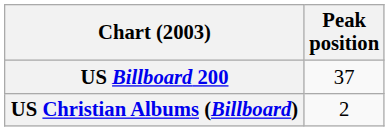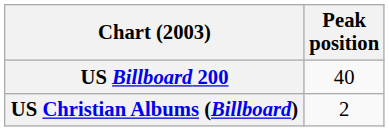(344, 76) 37 -> (344, 76) 40
